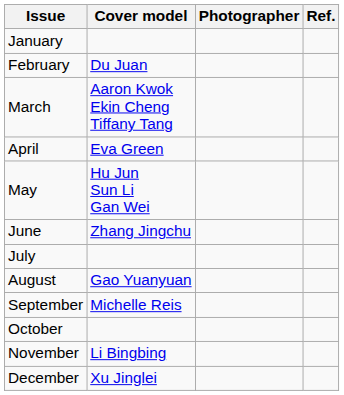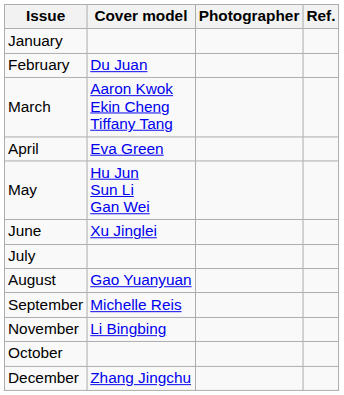(141, 231) Zhang Jingchu -> (124, 231) Xu Jinglei
rows swapped: (35, 329) <-> (43, 353)
(124, 378) Xu Jinglei -> (141, 378) Zhang Jingchu
